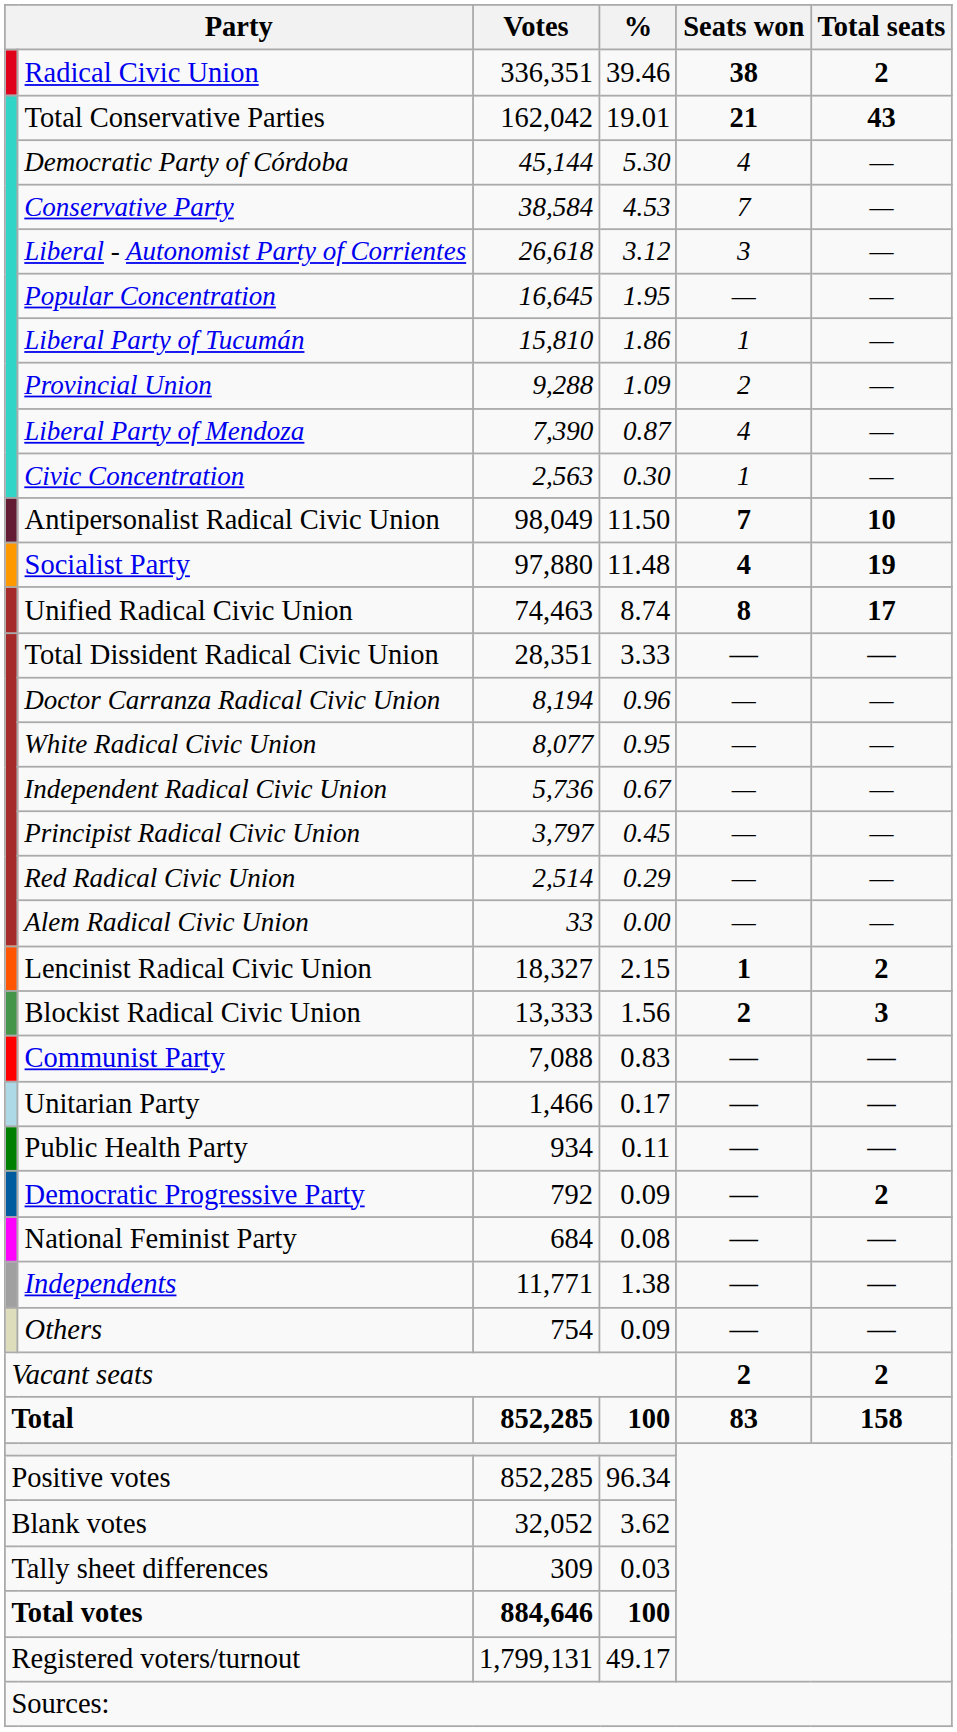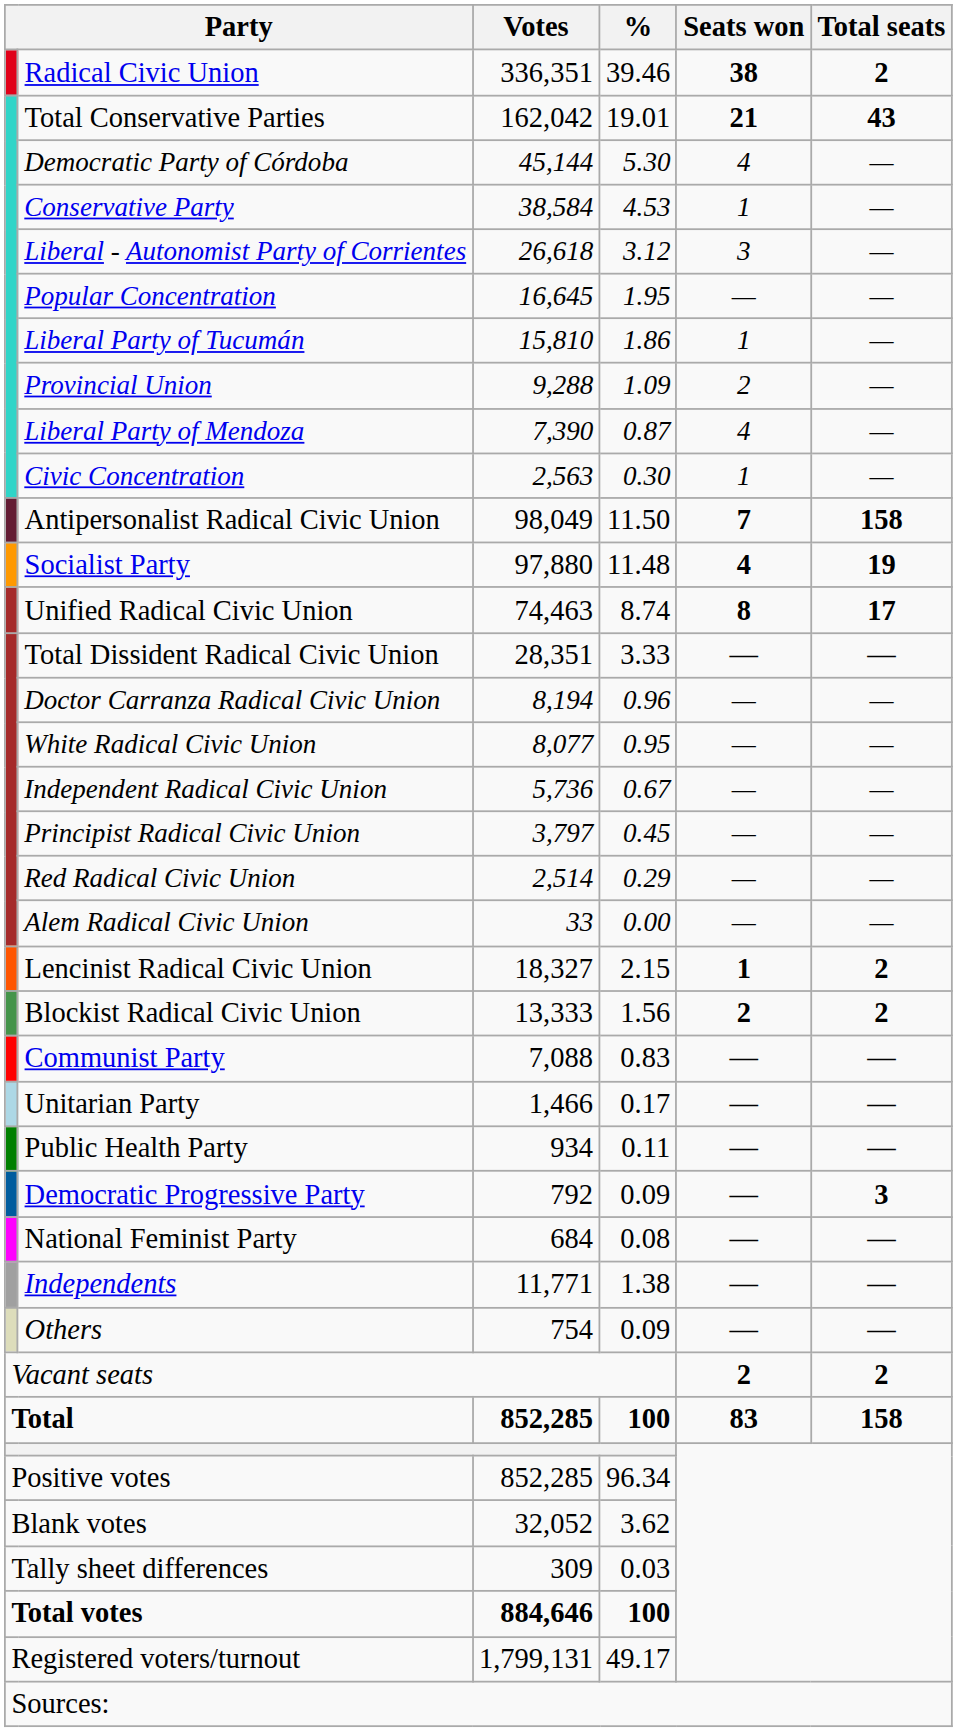(744, 206) 7 -> (744, 206) 1
(881, 519) 10 -> (881, 519) 158
(881, 1012) 3 -> (881, 1012) 2
(881, 1193) 2 -> (881, 1193) 3
